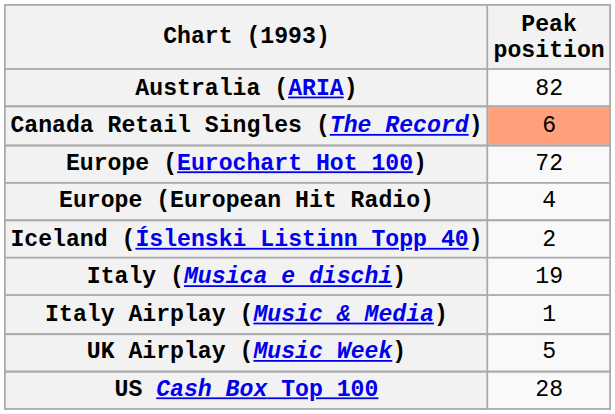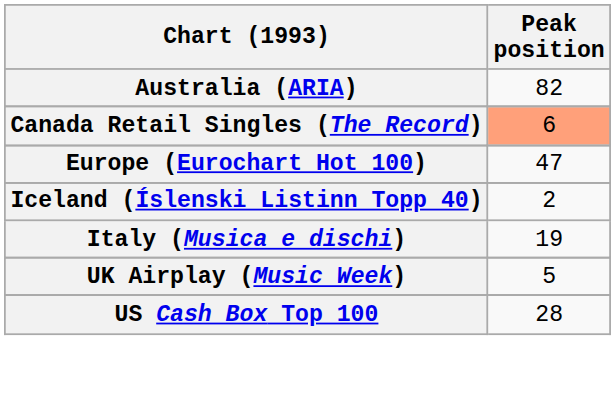(549, 164) 72 -> (549, 164) 47
- row: (246, 201)
- row: (246, 314)
